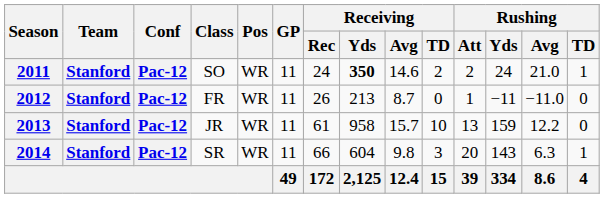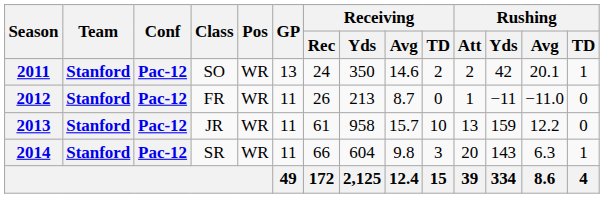(288, 71) 11 -> (288, 71) 13
(362, 71) bold -> (362, 71) normal
(503, 71) 24 -> (503, 71) 42
(545, 71) 21.0 -> (545, 71) 20.1
